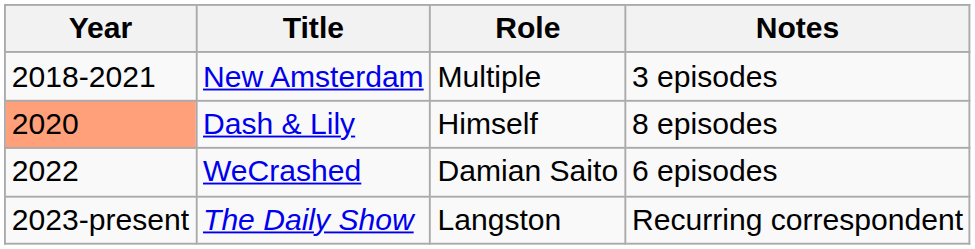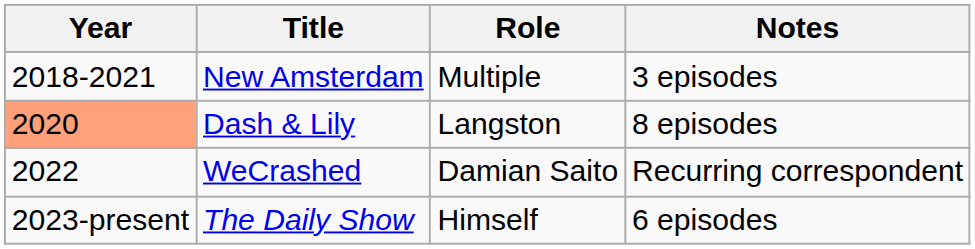(488, 123) Himself -> (499, 123) Langston
(705, 171) 6 episodes -> (798, 171) Recurring correspondent
(499, 219) Langston -> (488, 219) Himself
(798, 219) Recurring correspondent -> (705, 219) 6 episodes
